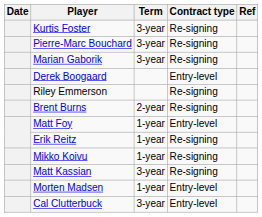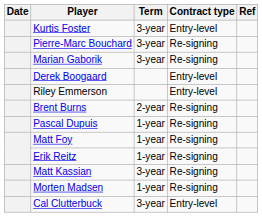(194, 28) Re-signing -> (193, 28) Entry-level
(194, 92) Re-signing -> (193, 92) Entry-level
+ row: (65, 124)
(193, 124) Entry-level -> (194, 140) Re-signing
- row: (60, 156)
(193, 188) Entry-level -> (194, 188) Re-signing
